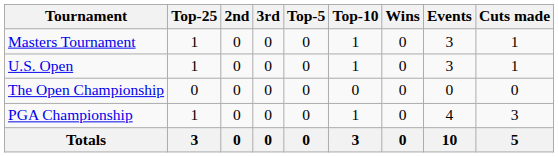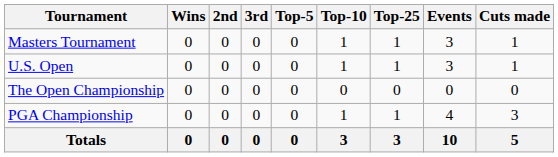columns swapped: (403, 16) <-> (194, 16)
